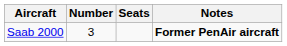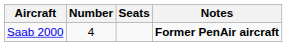(91, 32) 3 -> (91, 32) 4
